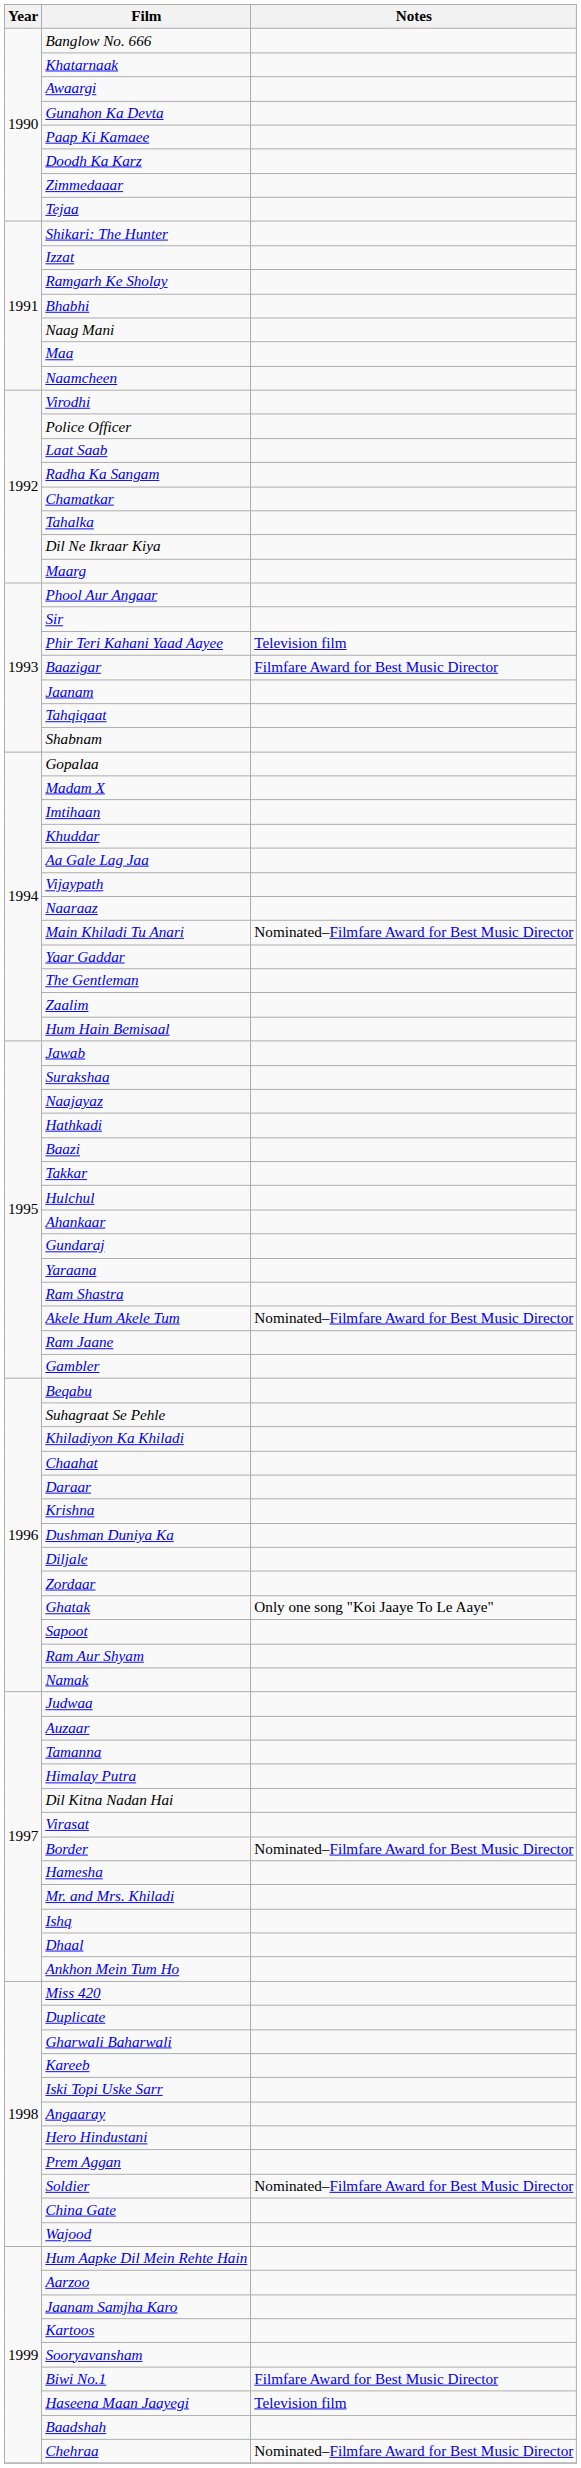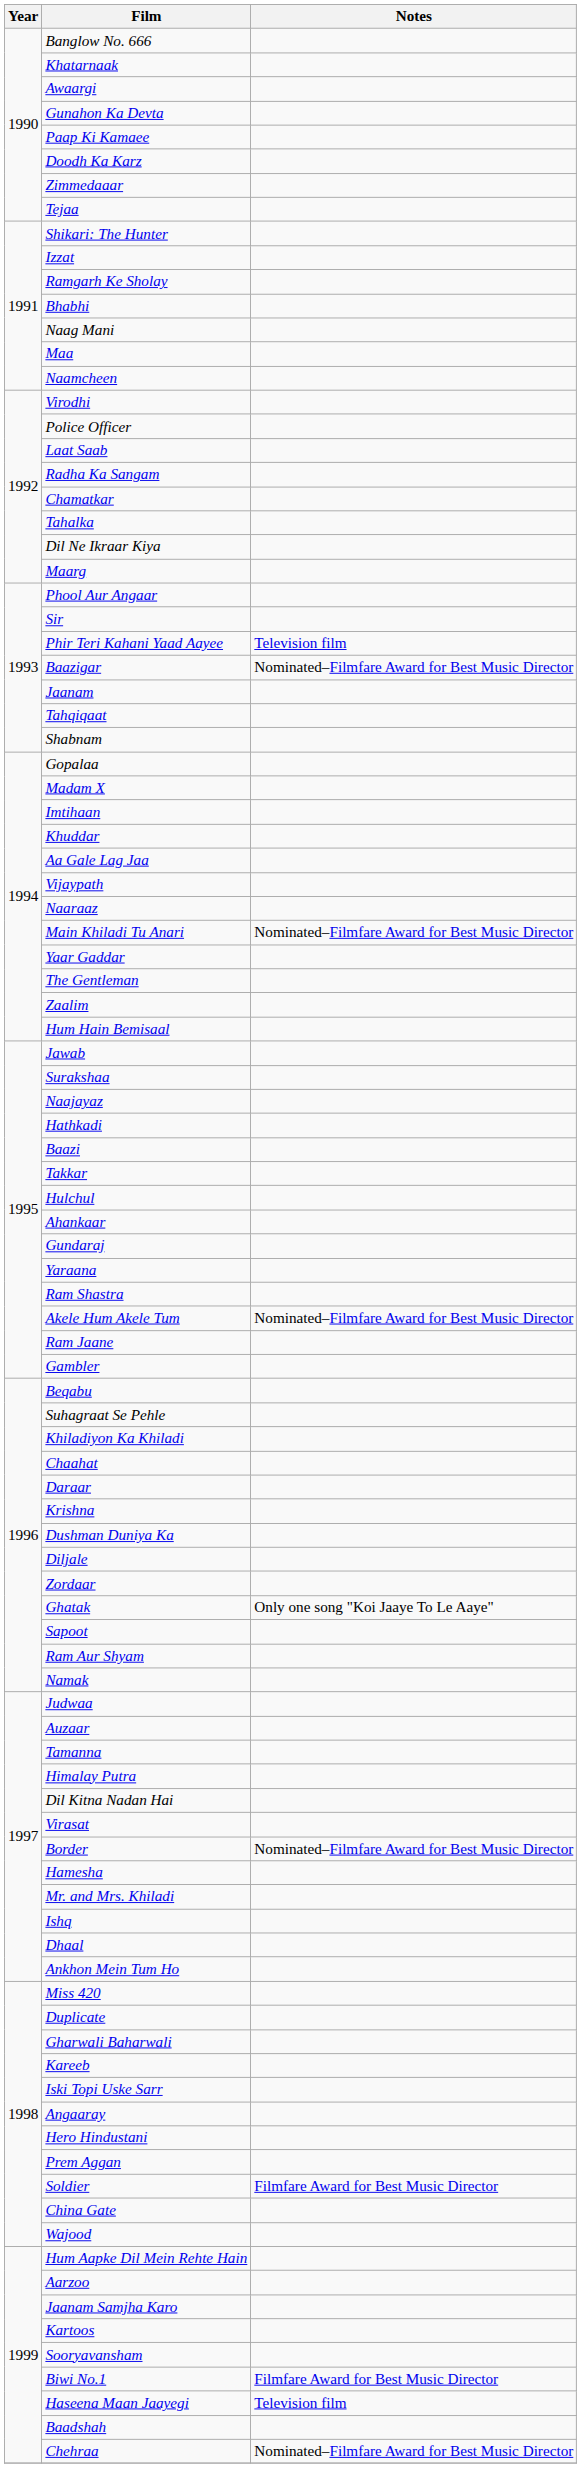(376, 667) Filmfare Award for Best Music Director -> (414, 667) Nominated–Filmfare Award for Best Music Director
(414, 2186) Nominated–Filmfare Award for Best Music Director -> (376, 2186) Filmfare Award for Best Music Director
